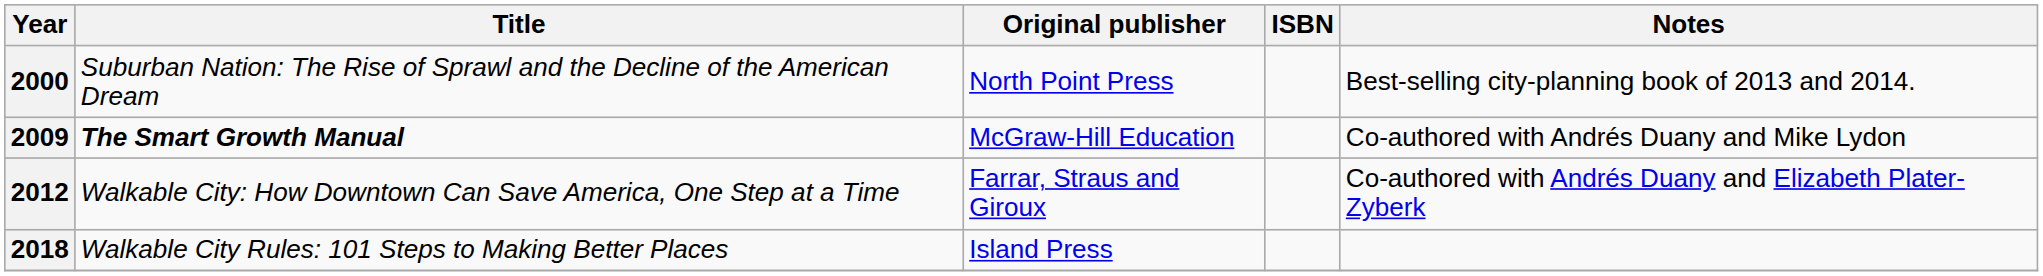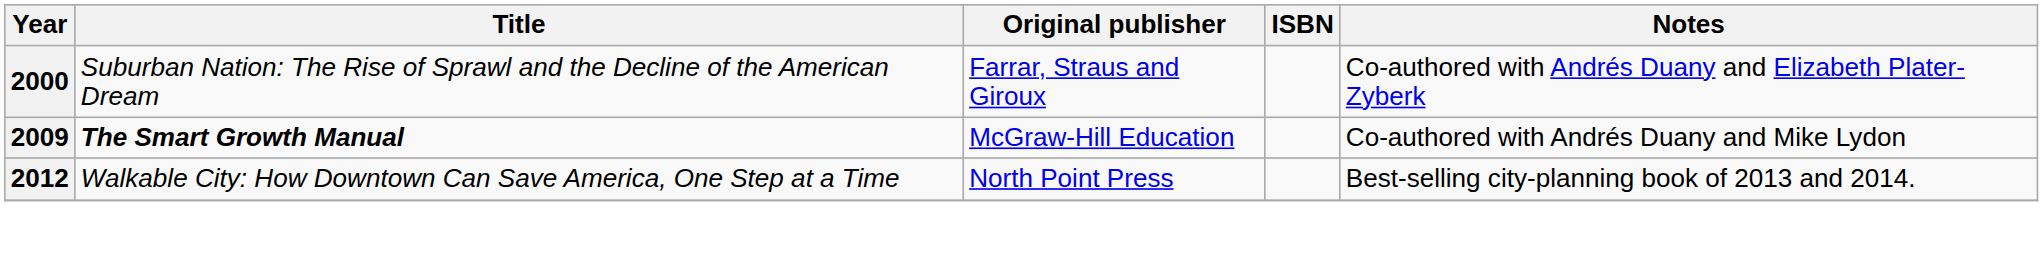(1071, 81) North Point Press -> (1074, 81) Farrar, Straus and Giroux
(1631, 81) Best-selling city-planning book of 2013 and 2014. -> (1655, 81) Co-authored with Andrés Duany and Elizabeth Plater-Zyberk
(1074, 193) Farrar, Straus and Giroux -> (1071, 178) North Point Press
(1655, 193) Co-authored with Andrés Duany and Elizabeth Plater-Zyberk -> (1631, 178) Best-selling city-planning book of 2013 and 2014.
- row: (40, 249)
